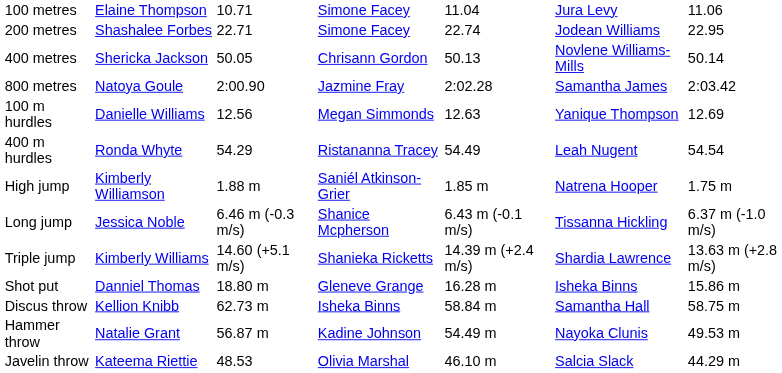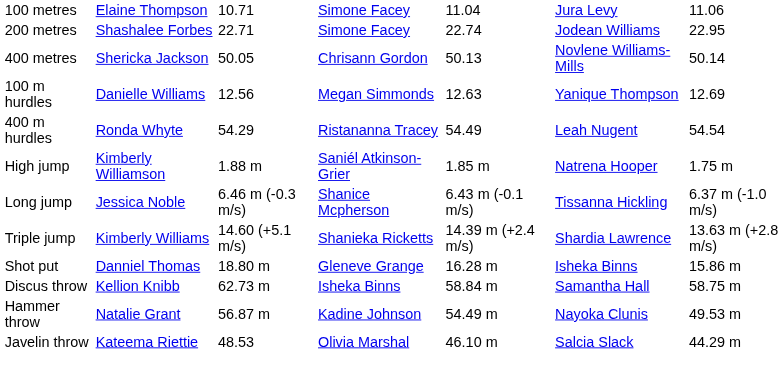- row: (41, 86)
